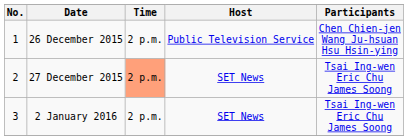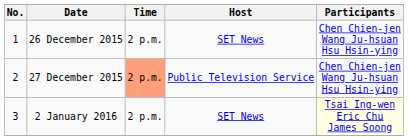(241, 39) Public Television Service -> (241, 39) SET News
(241, 78) SET News -> (241, 78) Public Television Service
(360, 78) Tsai Ing-wen Eric Chu James Soong -> (360, 78) Chen Chien-jen Wang Ju-hsuan Hsu Hsin-ying
(360, 116) no background -> (360, 116) lightyellow background
